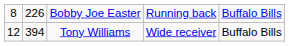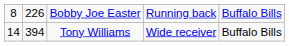(13, 31) 12 -> (13, 31) 14
